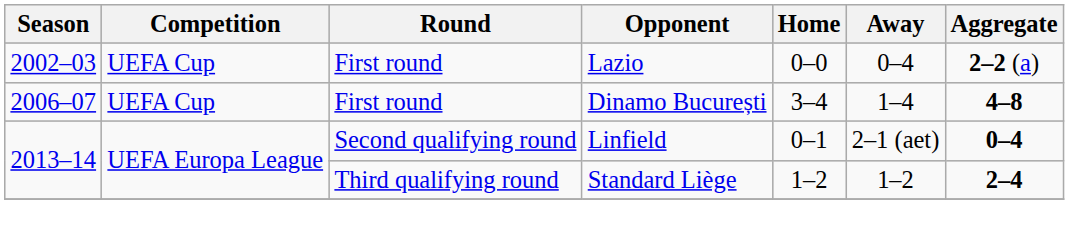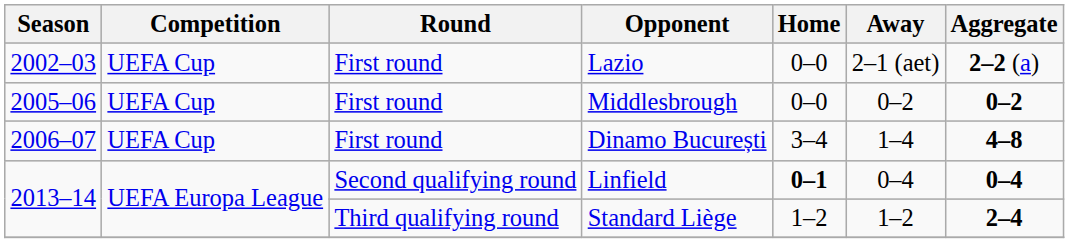(895, 62) 0–4 -> (895, 62) 2–1 (aet)
+ row: (663, 101)
(809, 140) normal -> (809, 179) bold
(895, 140) 2–1 (aet) -> (895, 179) 0–4
